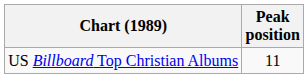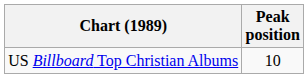(273, 60) 11 -> (273, 60) 10
